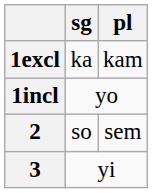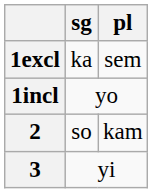(123, 59) kam -> (123, 59) sem
(123, 132) sem -> (123, 132) kam
